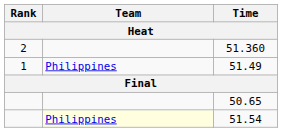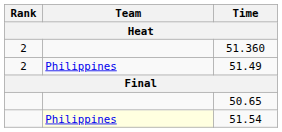(24, 66) 1 -> (24, 66) 2
